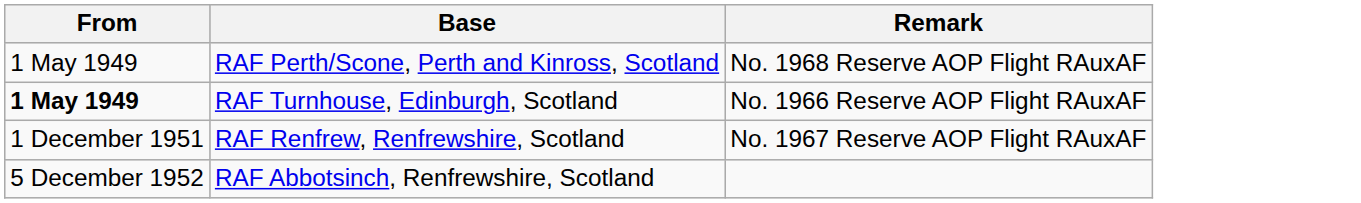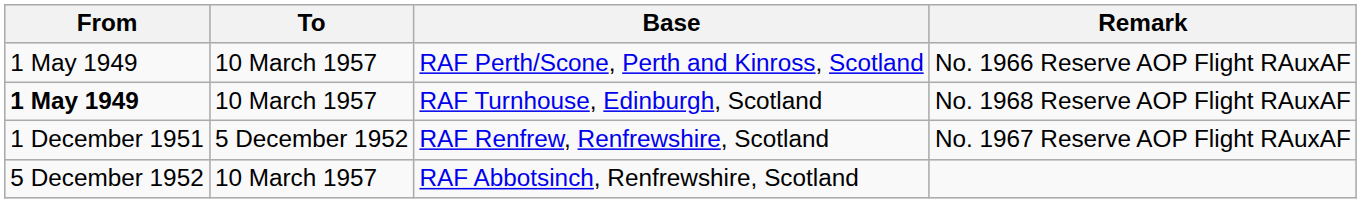+ column: (312, 23)
(938, 62) No. 1968 Reserve AOP Flight RAuxAF -> (1143, 62) No. 1966 Reserve AOP Flight RAuxAF
(938, 100) No. 1966 Reserve AOP Flight RAuxAF -> (1143, 100) No. 1968 Reserve AOP Flight RAuxAF
